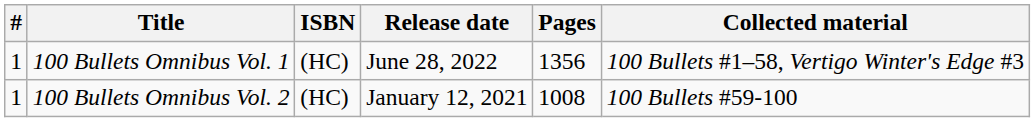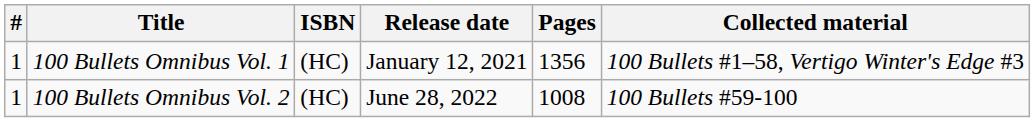(432, 60) June 28, 2022 -> (447, 60) January 12, 2021
(447, 97) January 12, 2021 -> (432, 97) June 28, 2022
